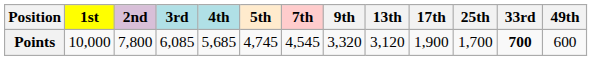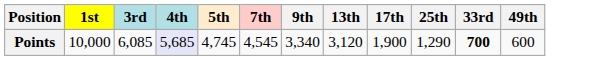- column: (135, 16)
(219, 42) no background -> (177, 42) lavender background
(344, 42) 3,320 -> (303, 42) 3,340
(475, 42) 1,700 -> (433, 42) 1,290
